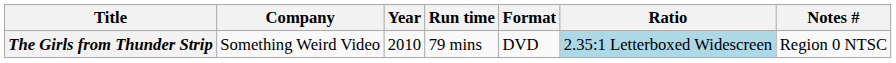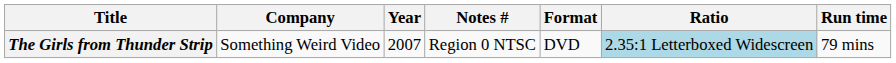columns swapped: (462, 17) <-> (833, 17)
(404, 44) 2010 -> (404, 44) 2007
